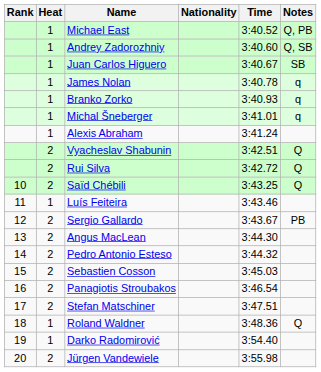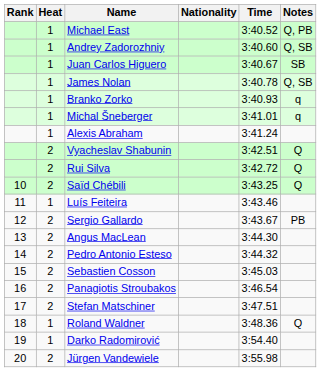(298, 82) q -> (298, 82) Q, SB
